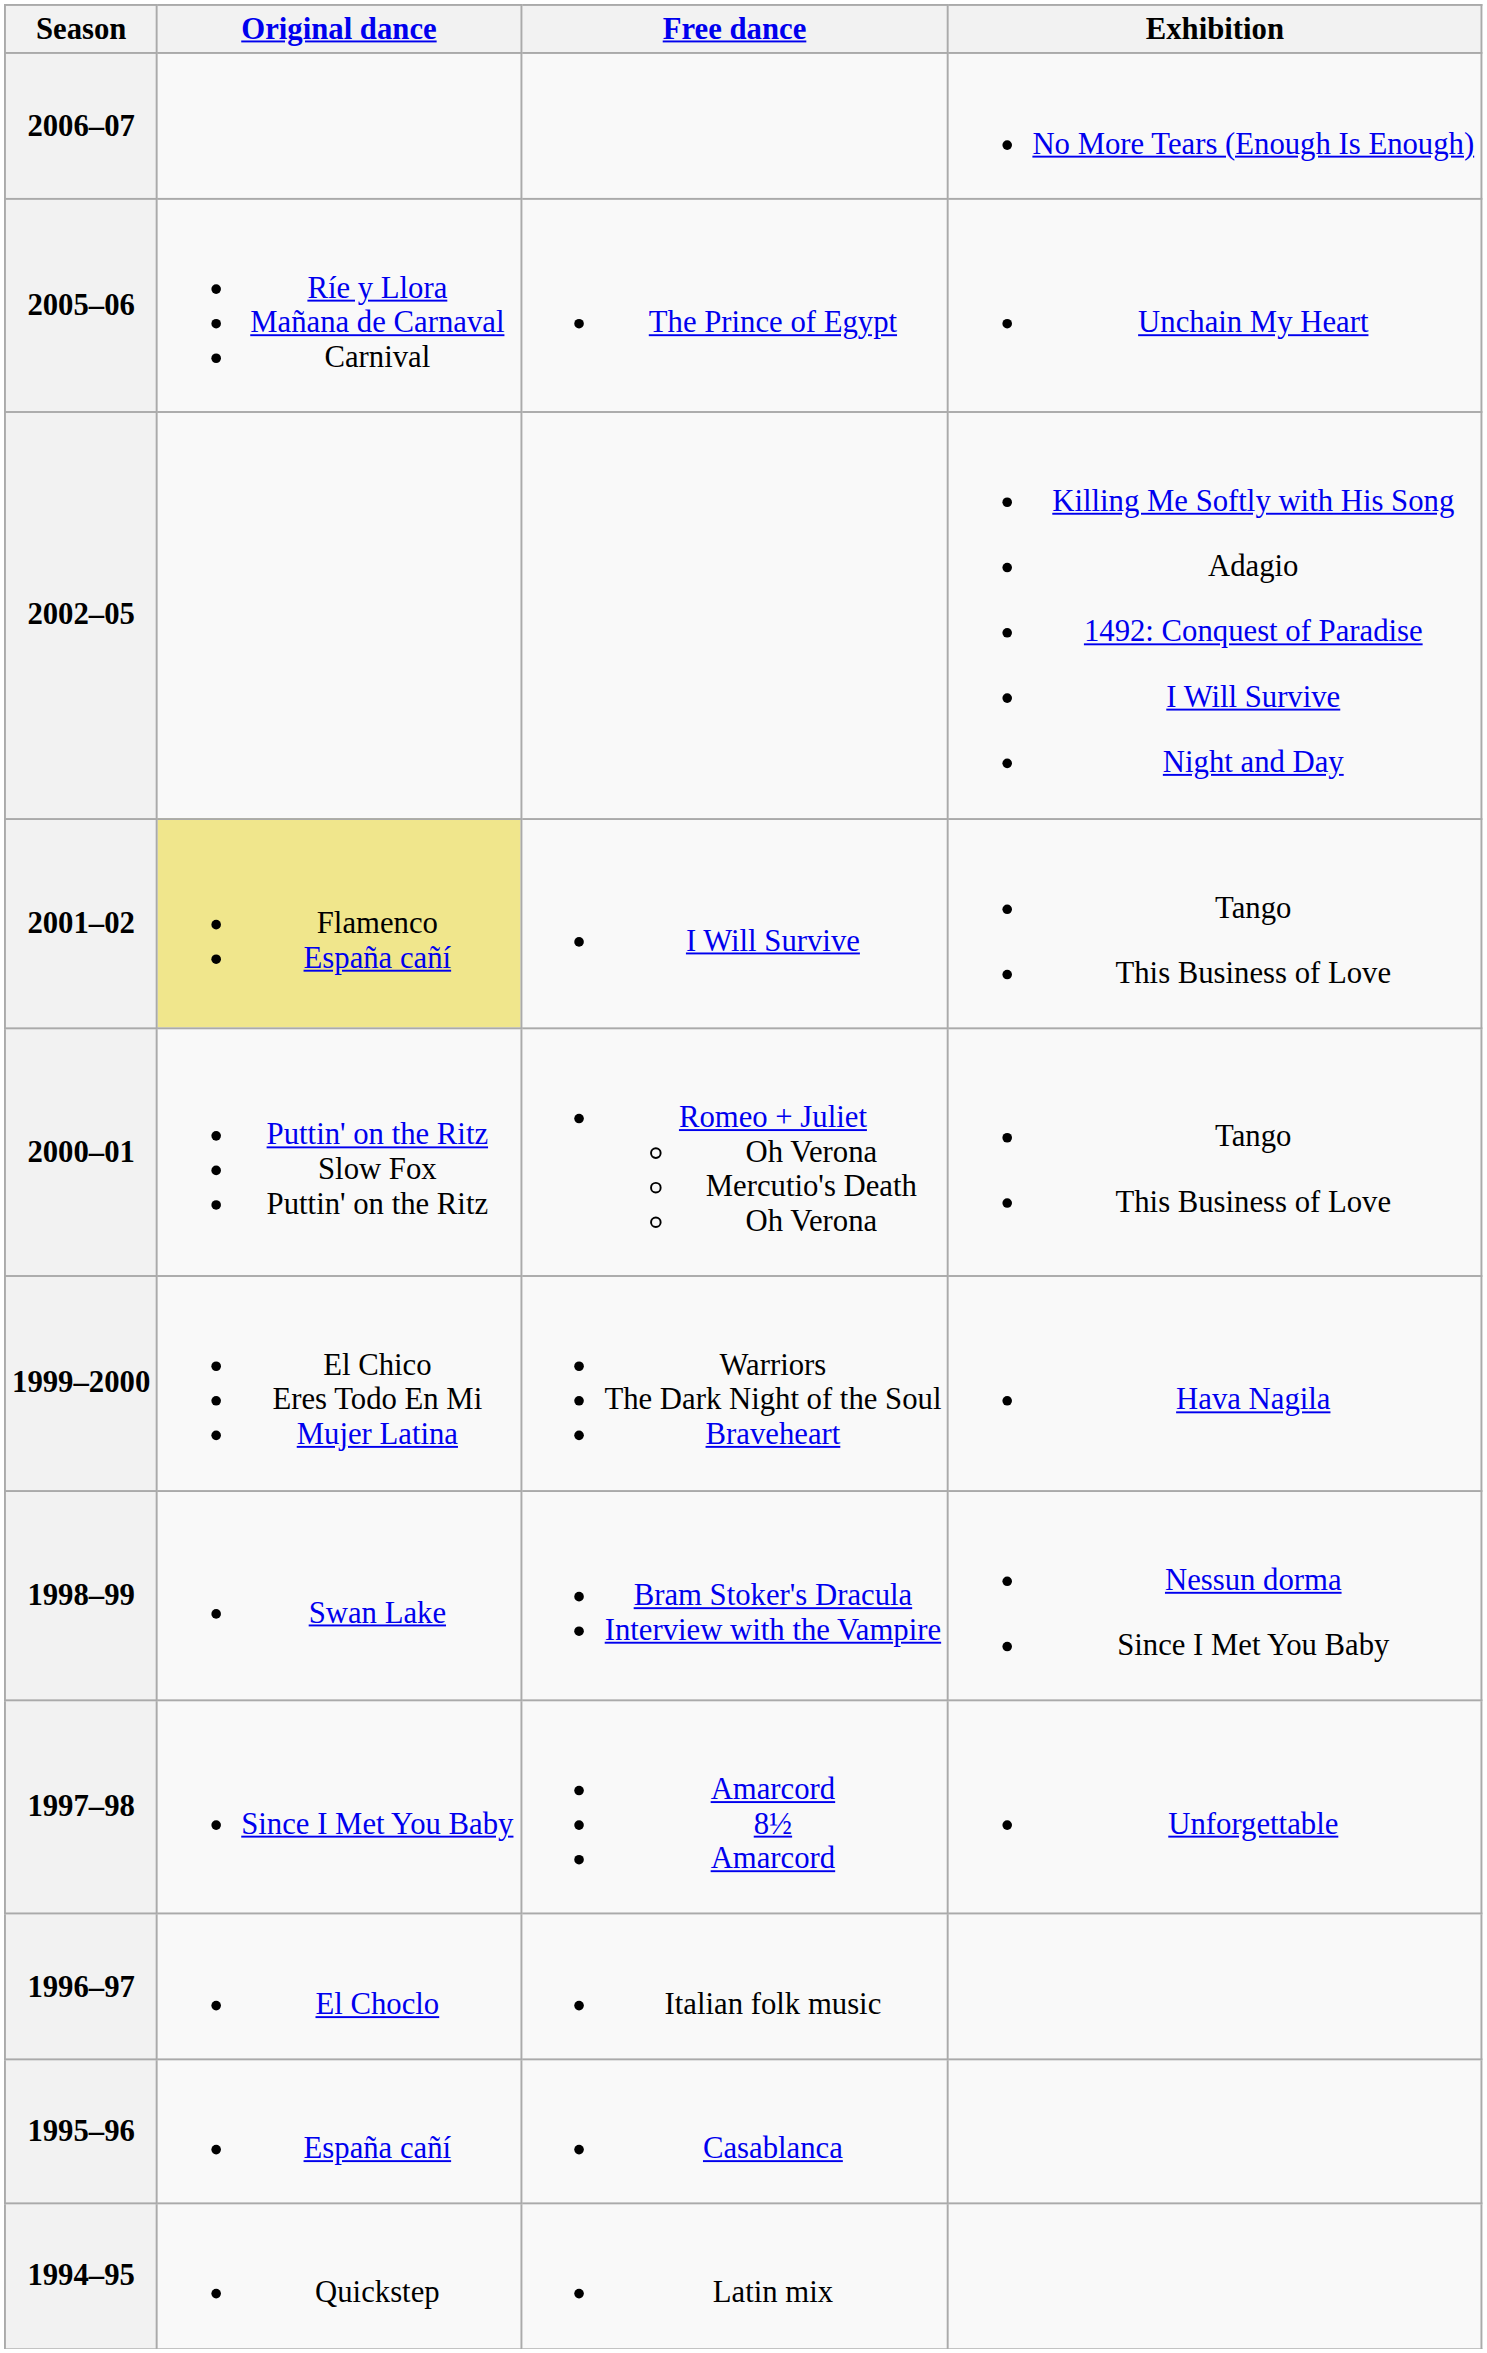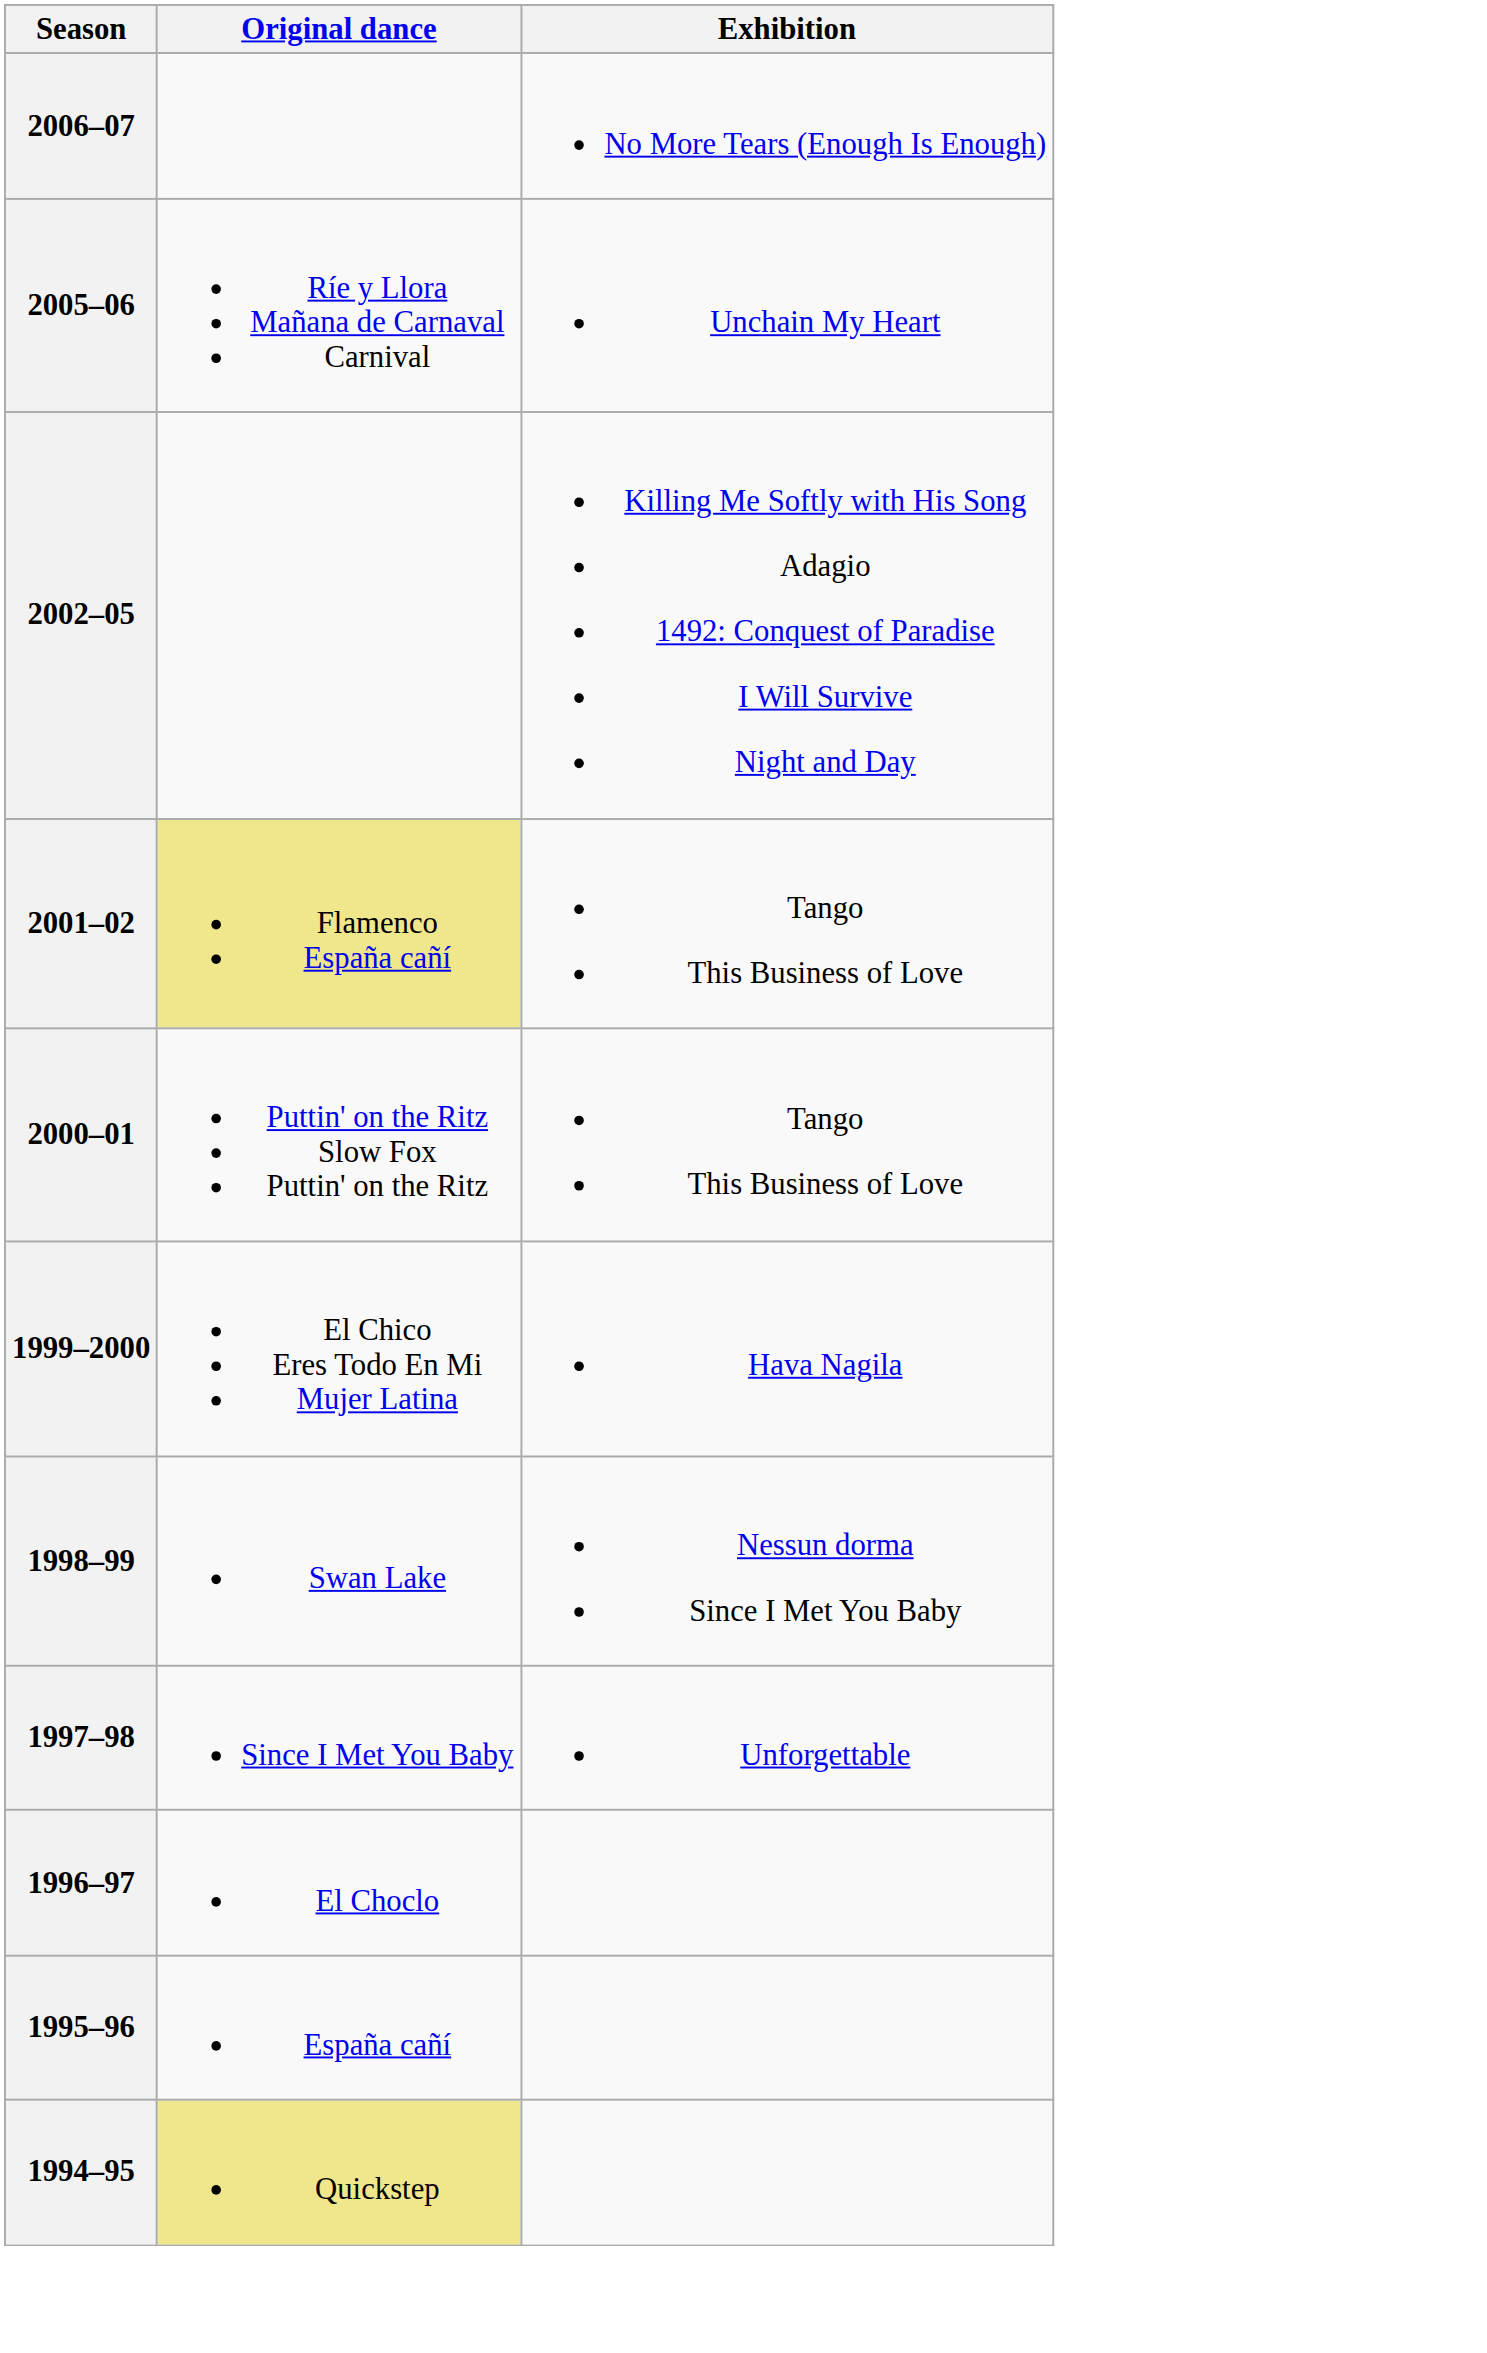- column: (735, 28)
(339, 2293) no background -> (339, 2190) khaki background
